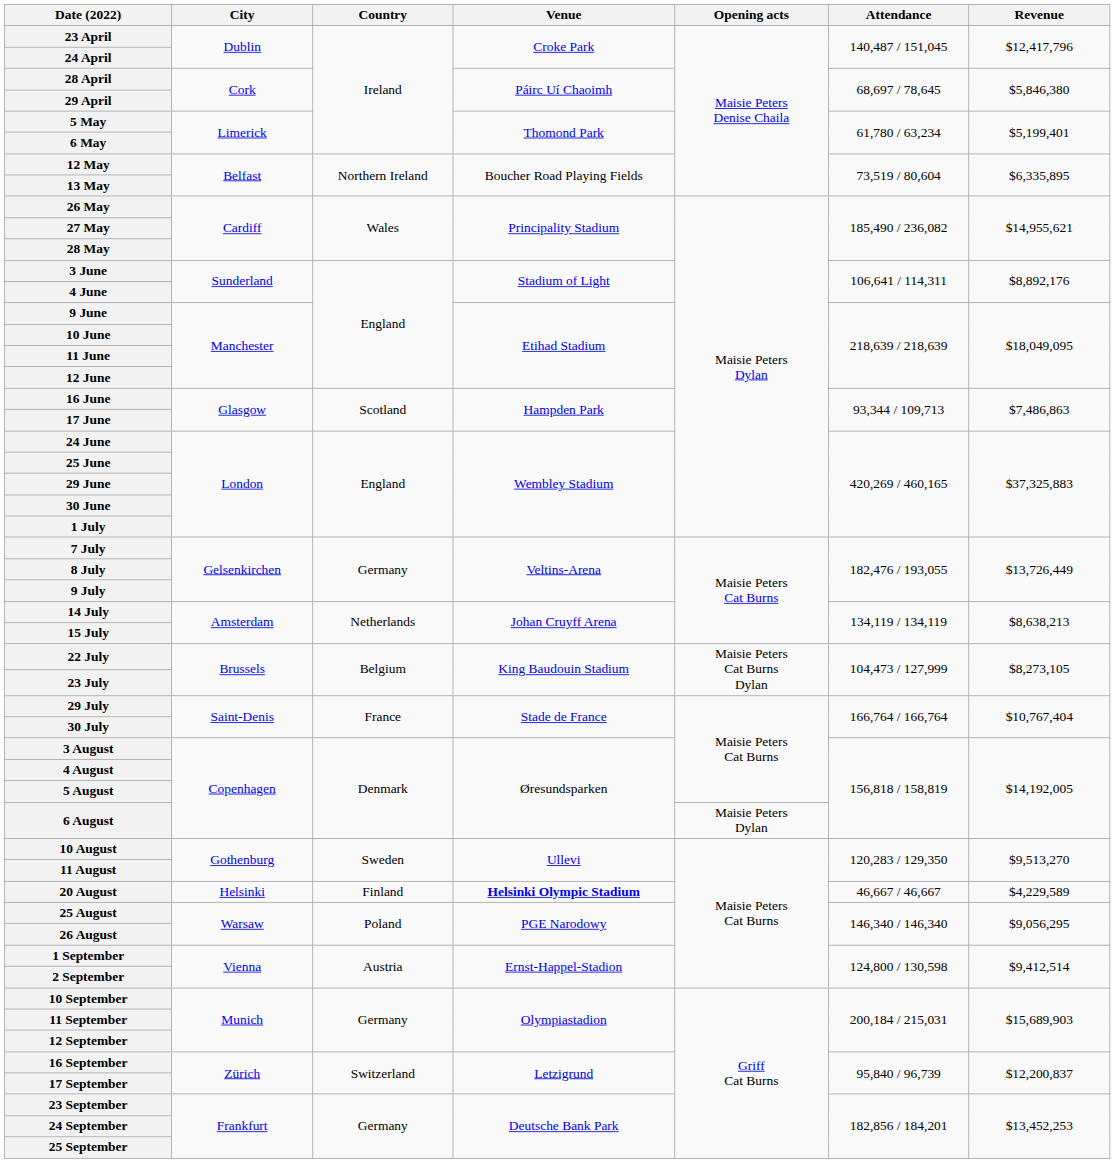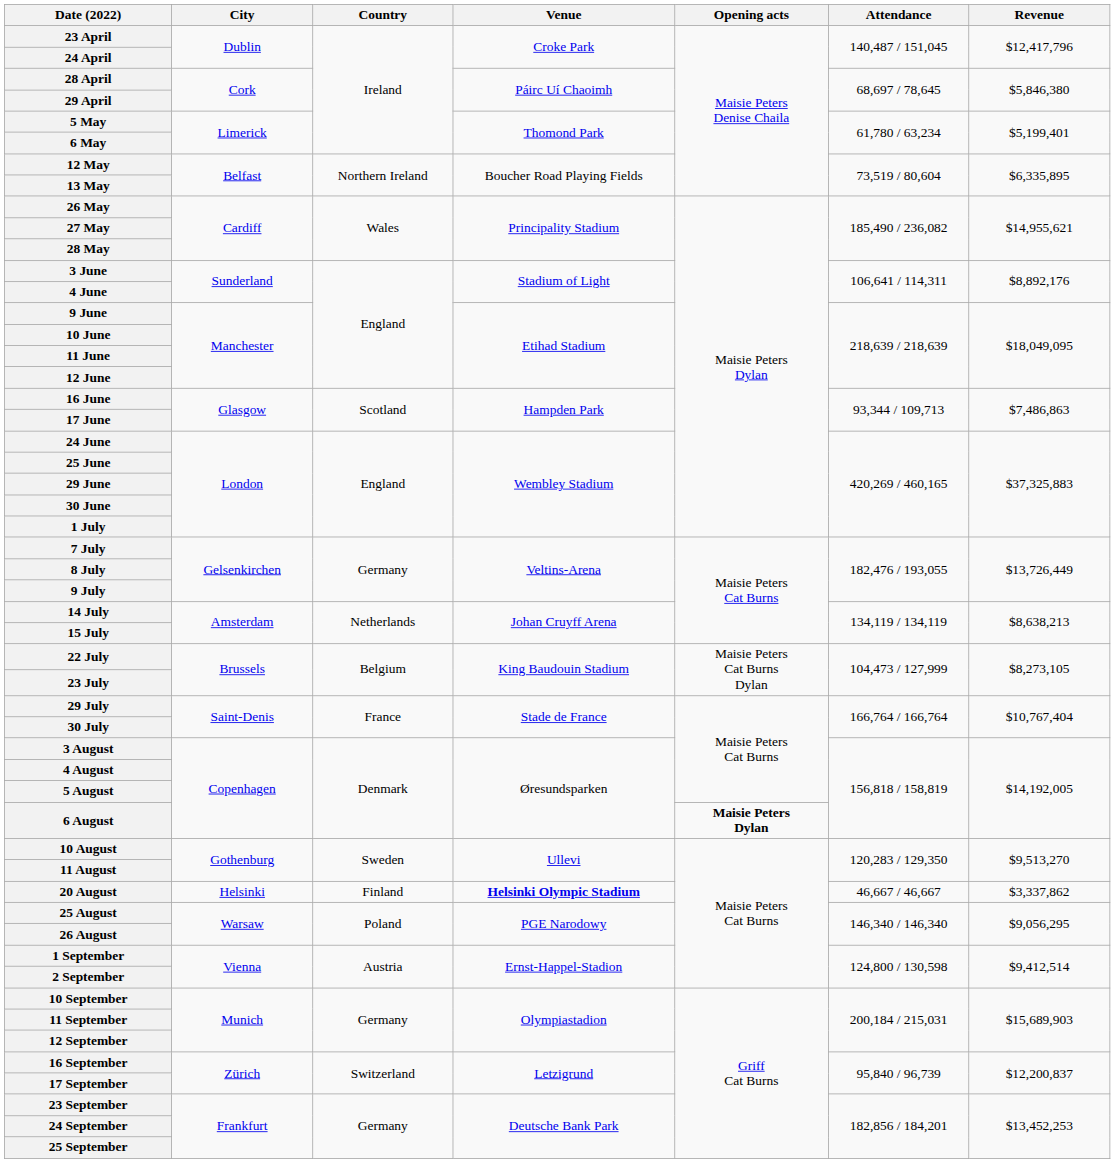(751, 820) normal -> (751, 820) bold
(1039, 891) $4,229,589 -> (1039, 891) $3,337,862
